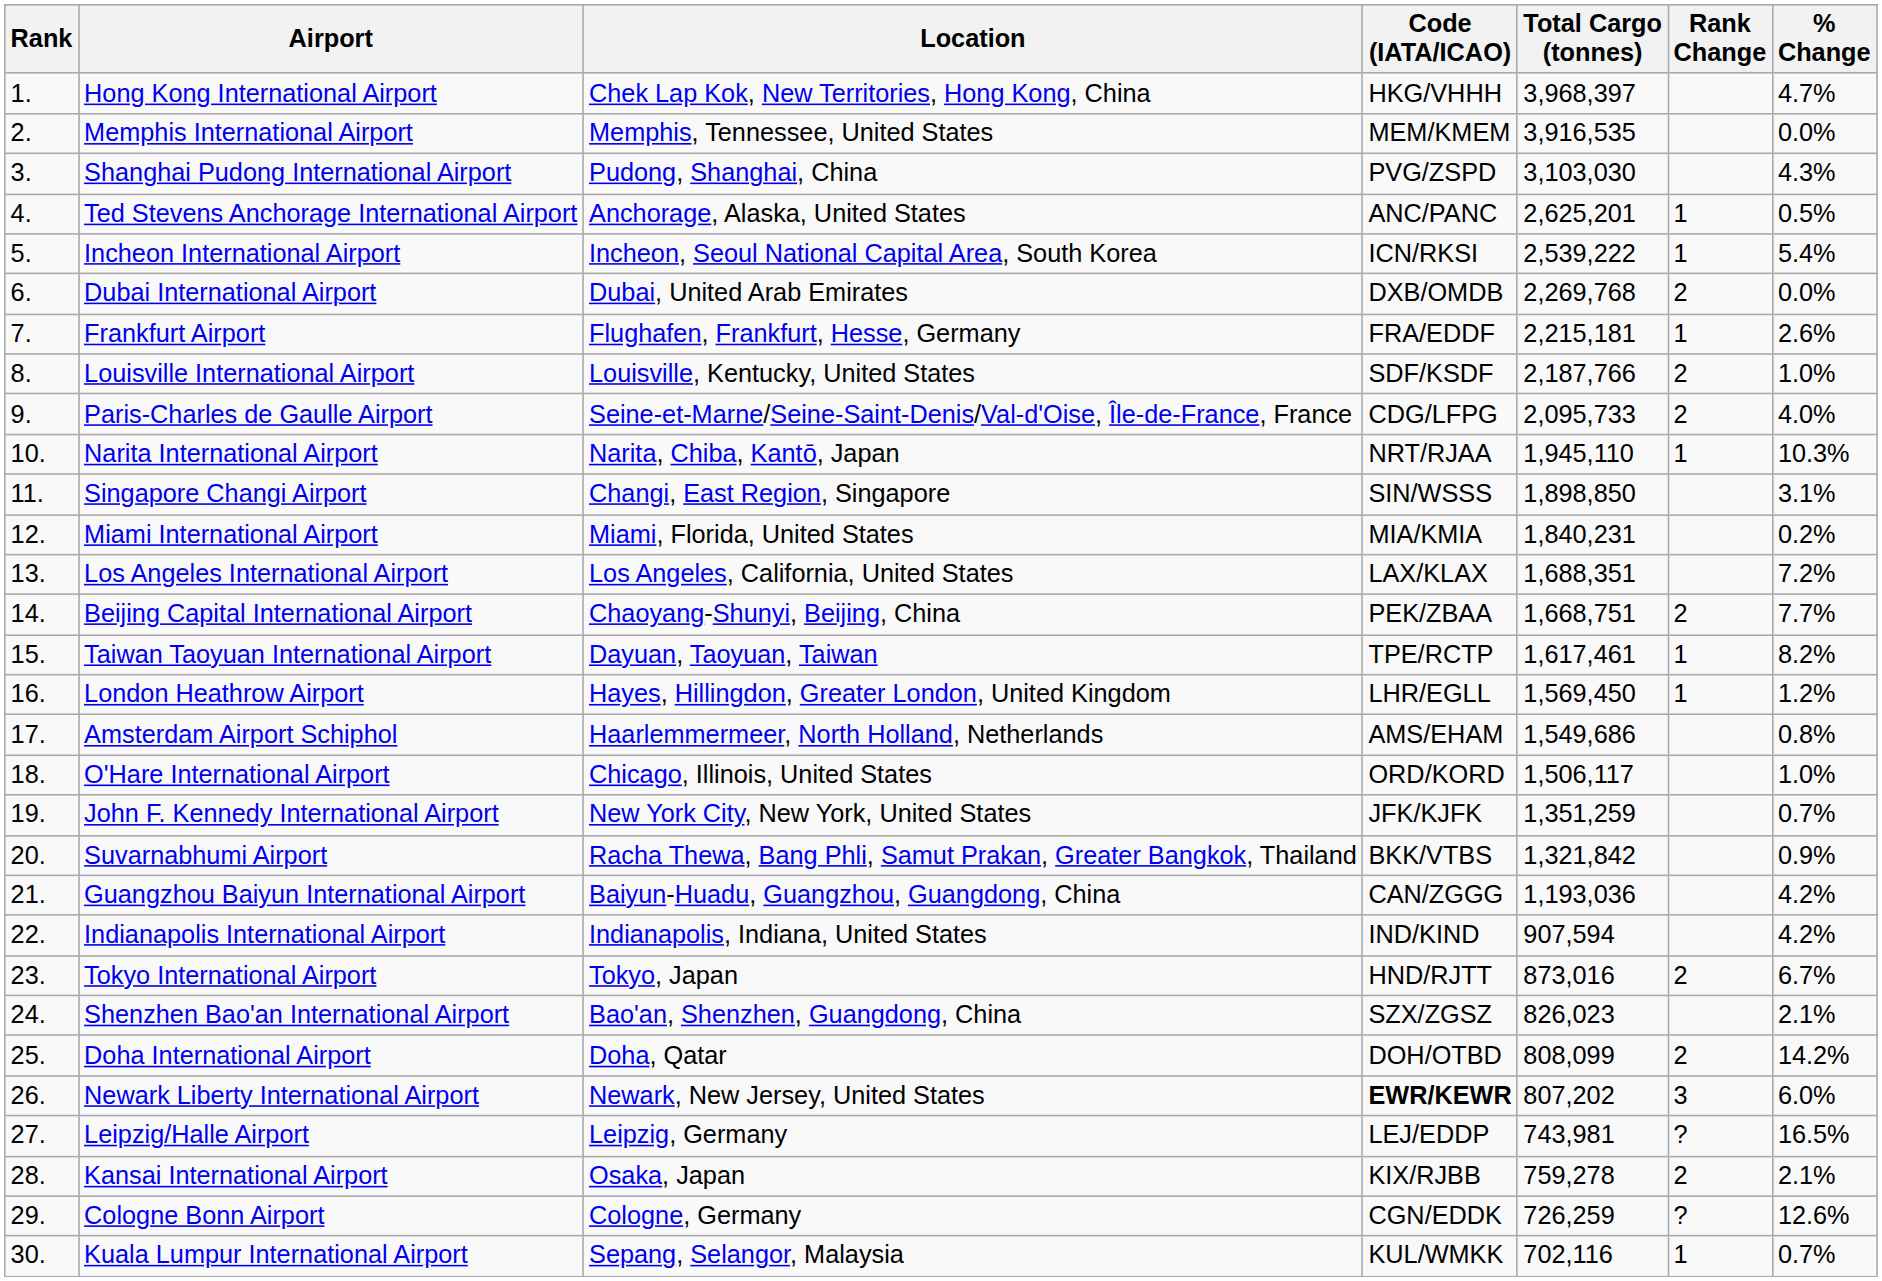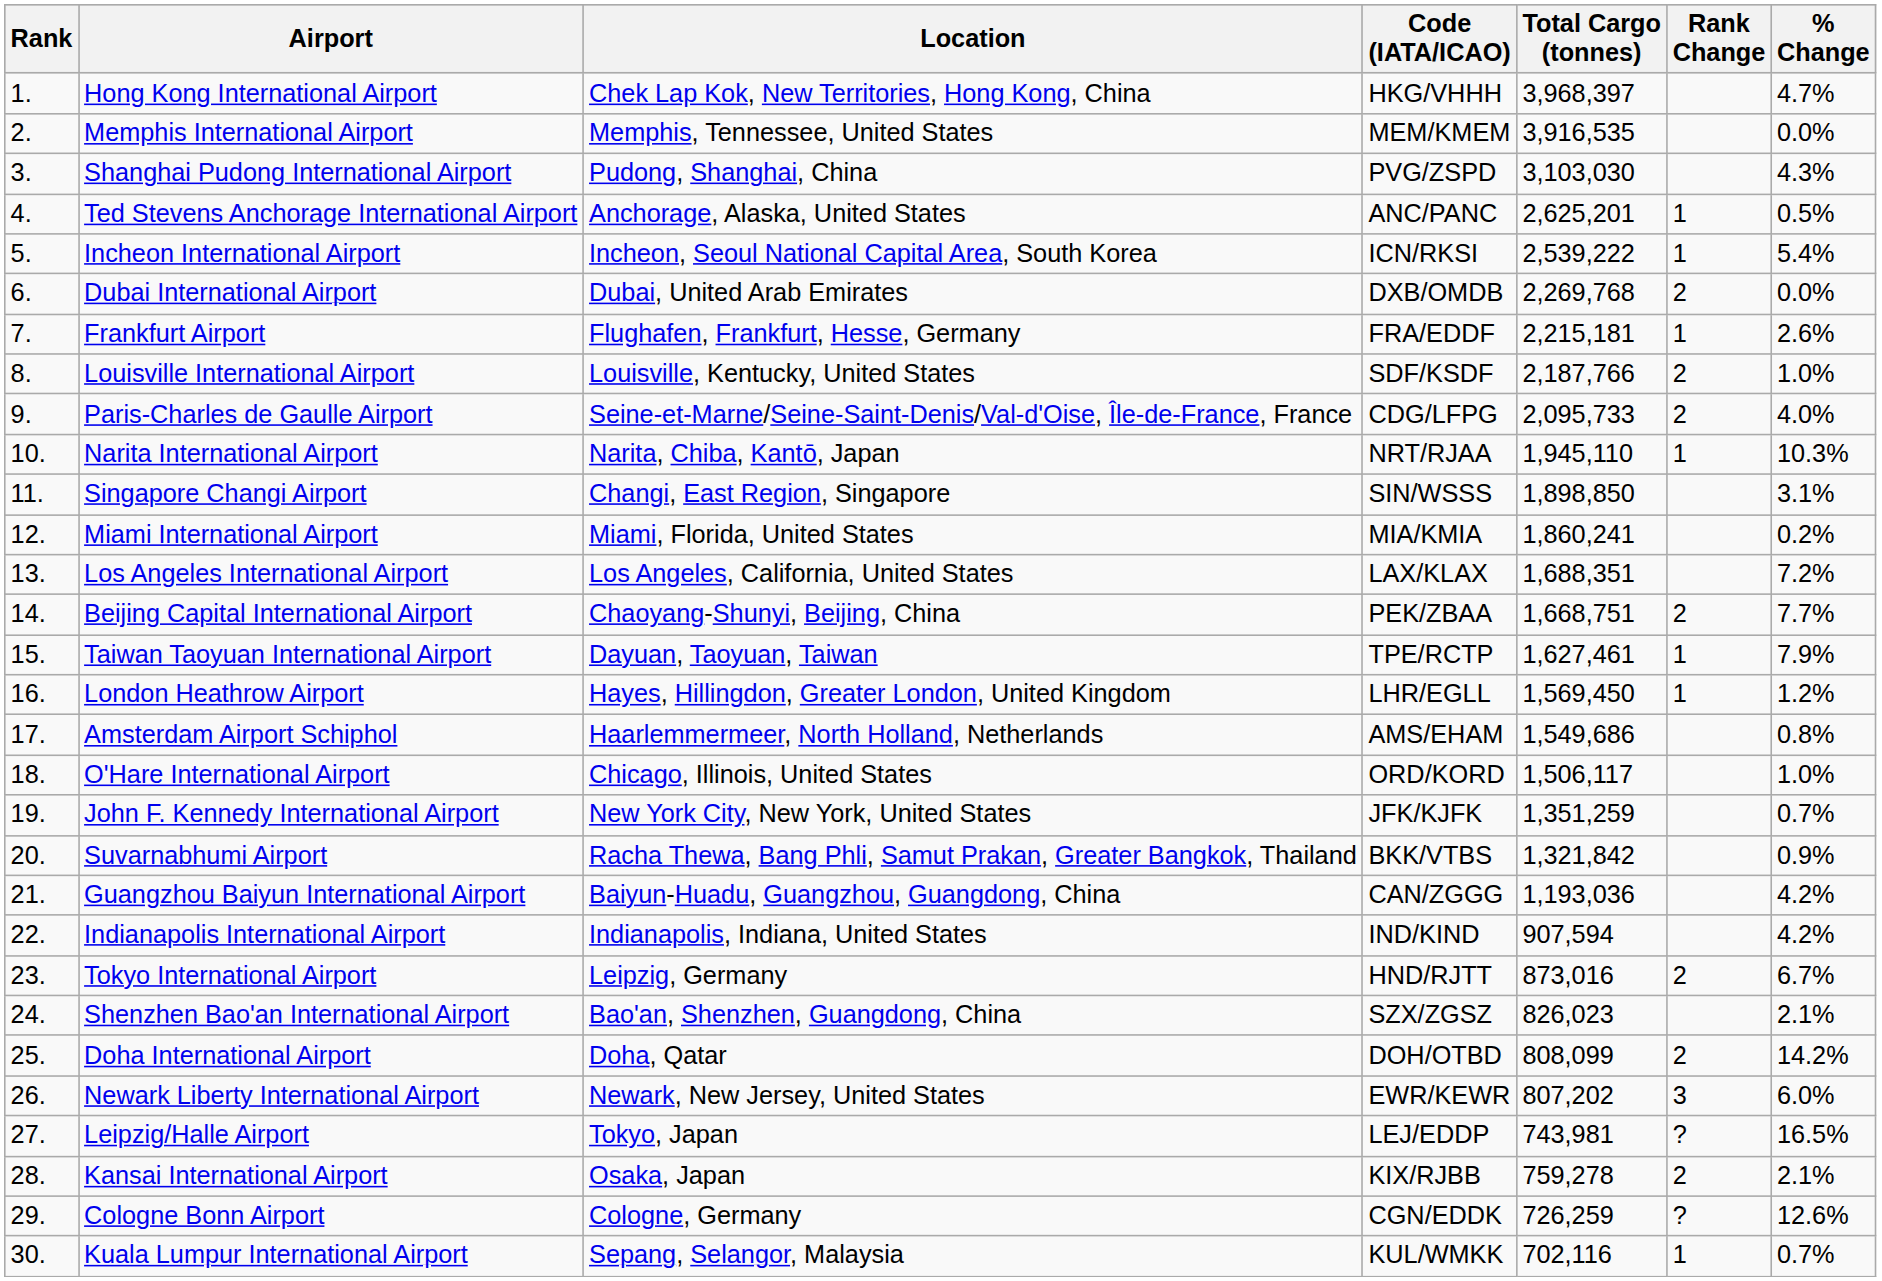(1580, 534) 1,840,231 -> (1579, 534) 1,860,241
(1580, 654) 1,617,461 -> (1579, 654) 1,627,461
(1807, 654) 8.2% -> (1806, 654) 7.9%
(664, 975) Tokyo, Japan -> (688, 975) Leipzig, Germany
(1440, 1095) bold -> (1439, 1095) normal
(688, 1135) Leipzig, Germany -> (664, 1135) Tokyo, Japan
